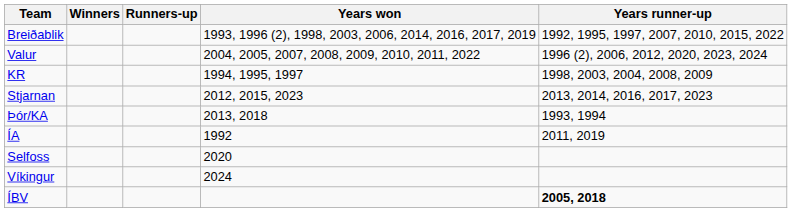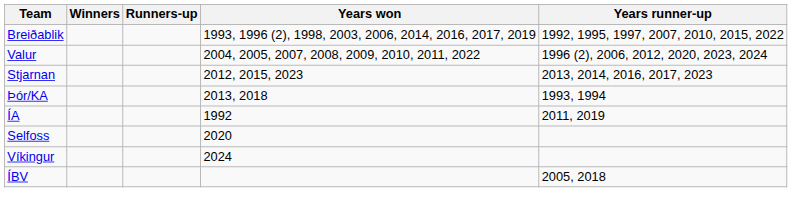- row: (16, 75)
(574, 197) bold -> (574, 177) normal
